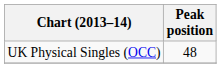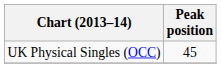(190, 52) 48 -> (190, 52) 45
